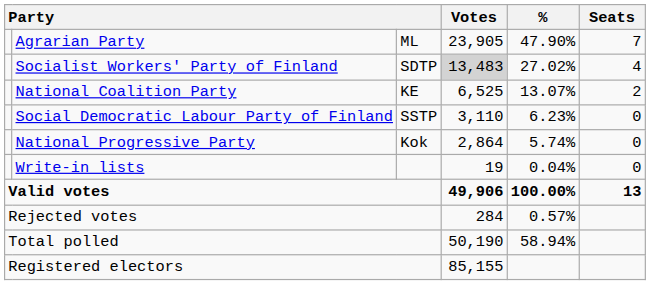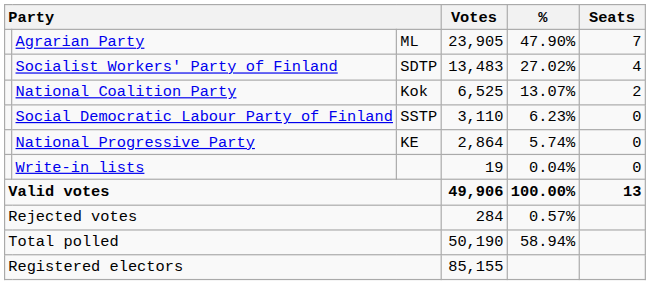(476, 67) lightgrey background -> (476, 67) no background
(409, 92) KE -> (414, 92) Kok
(414, 142) Kok -> (409, 142) KE
